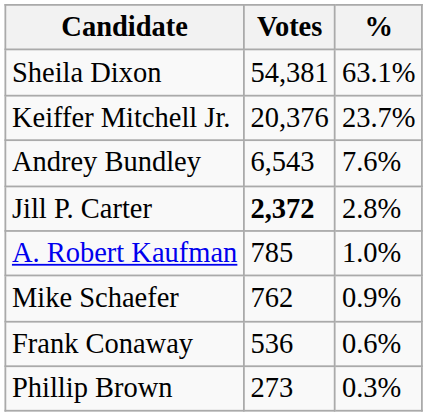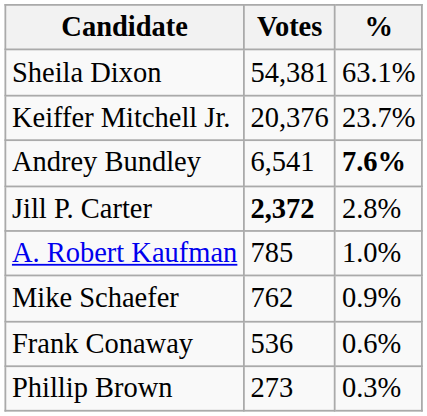(283, 162) 6,543 -> (283, 162) 6,541
(372, 162) normal -> (374, 162) bold
